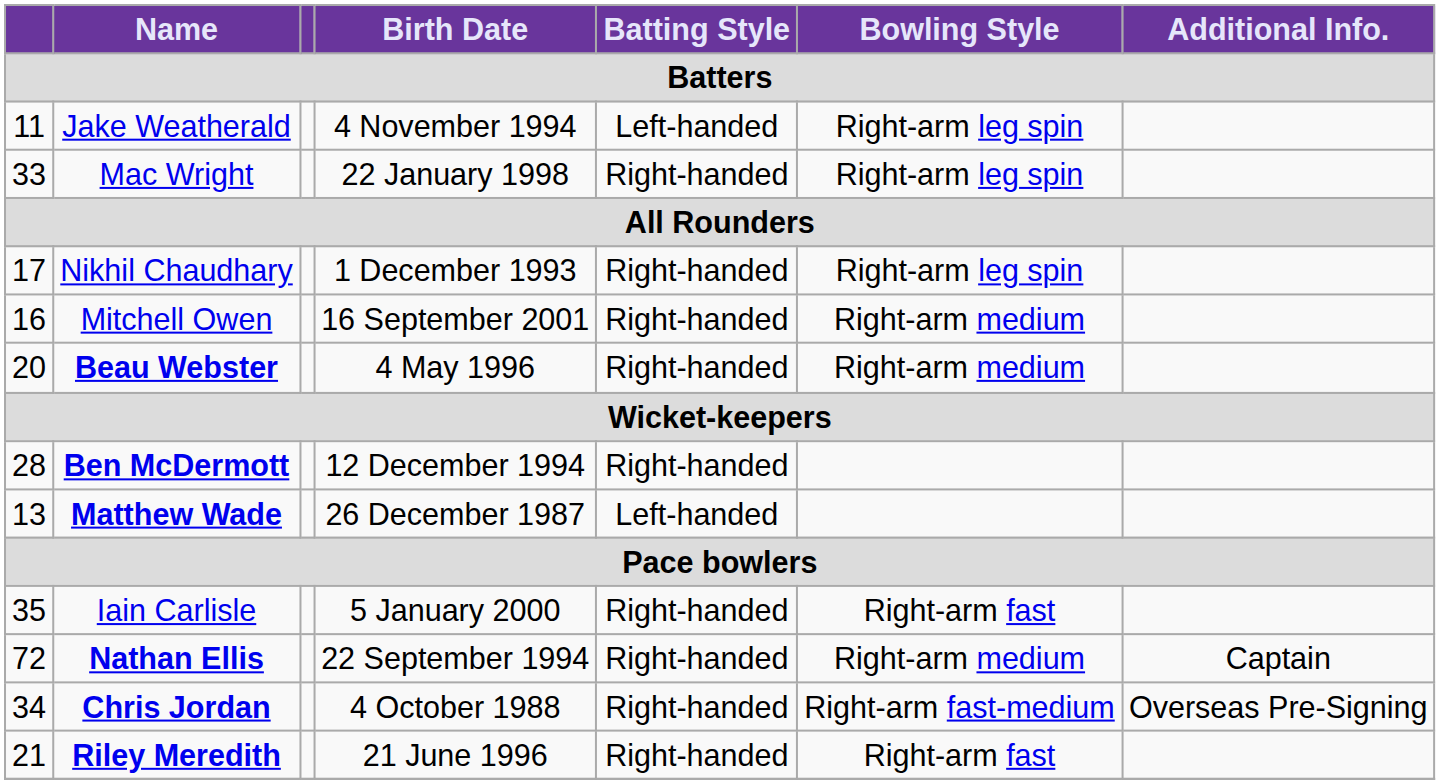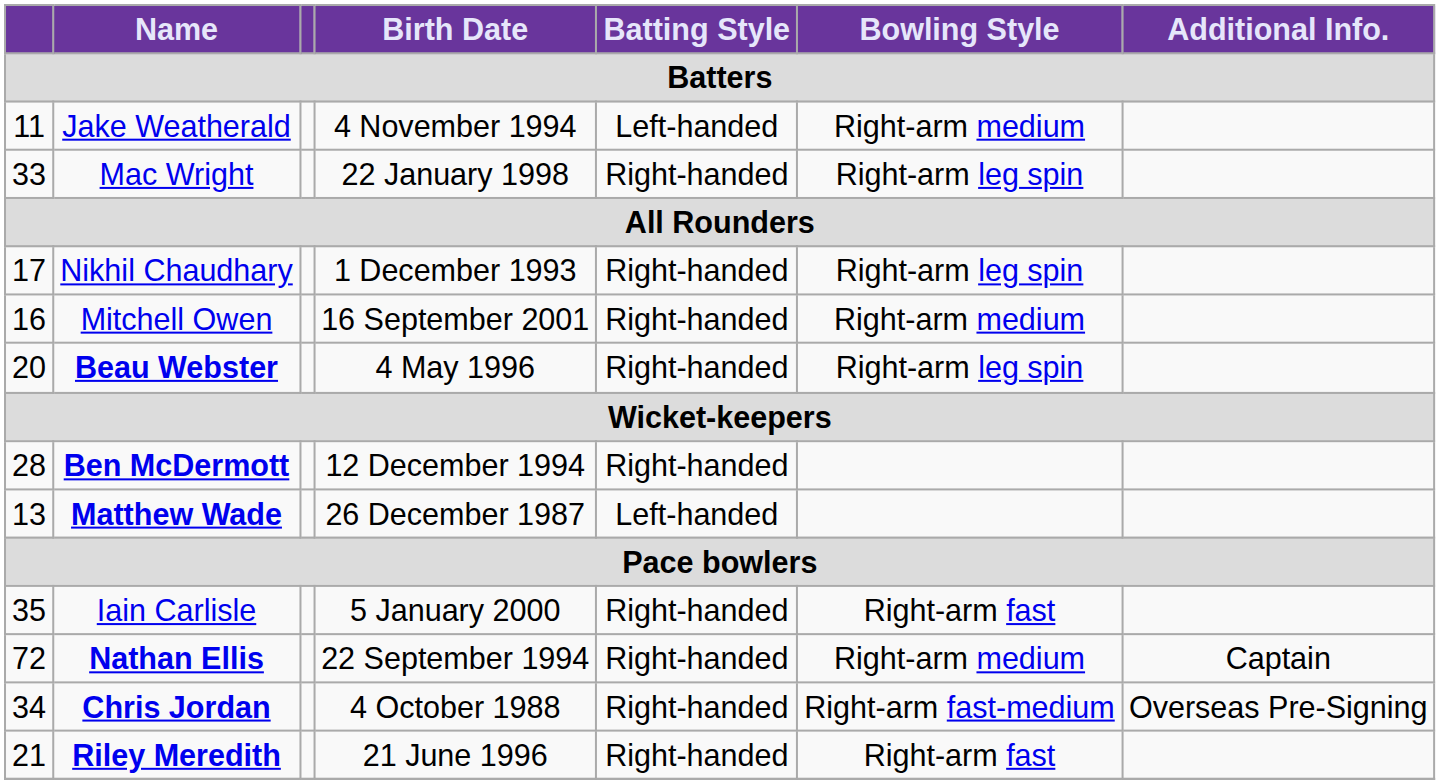(960, 126) Right-arm leg spin -> (960, 126) Right-arm medium
(960, 368) Right-arm medium -> (960, 368) Right-arm leg spin
